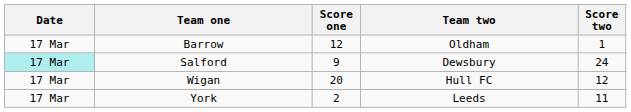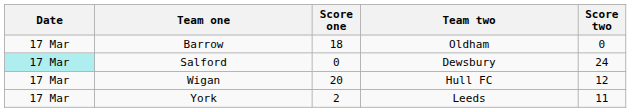(336, 44) 12 -> (336, 44) 18
(602, 44) 1 -> (602, 44) 0
(336, 62) 9 -> (336, 62) 0
